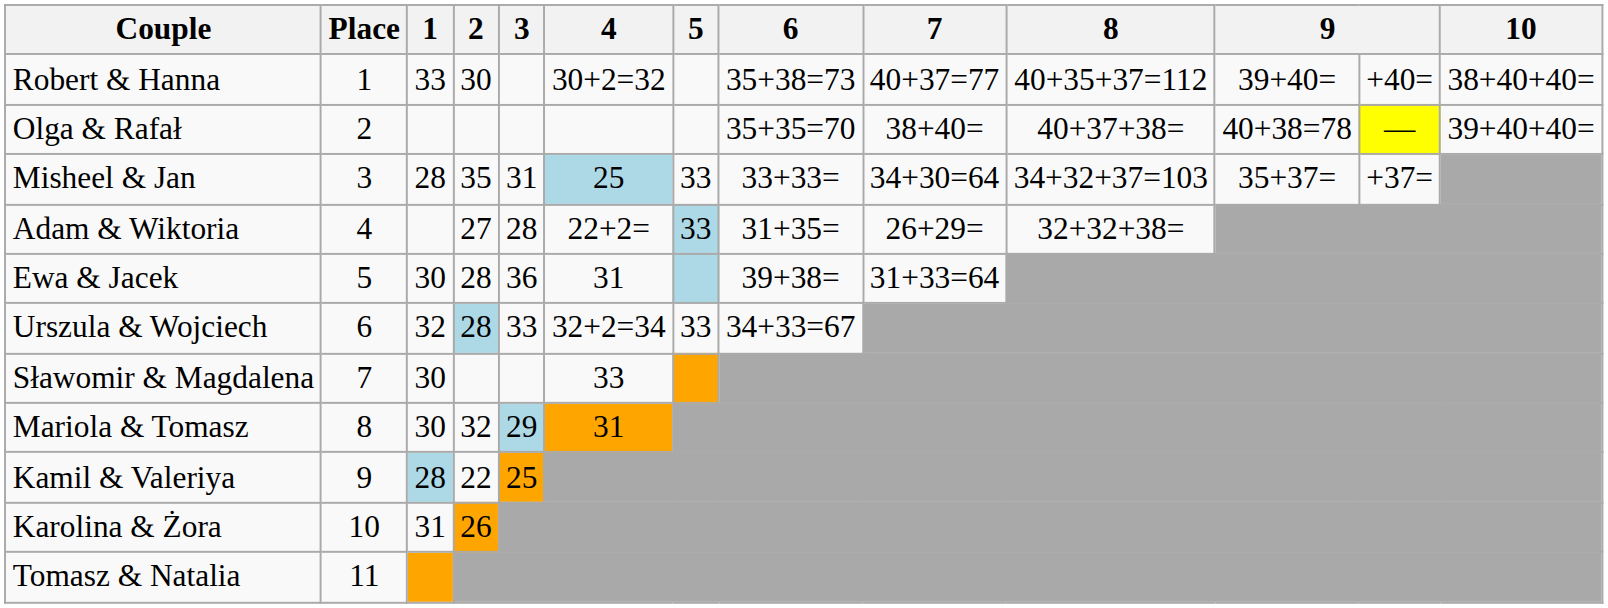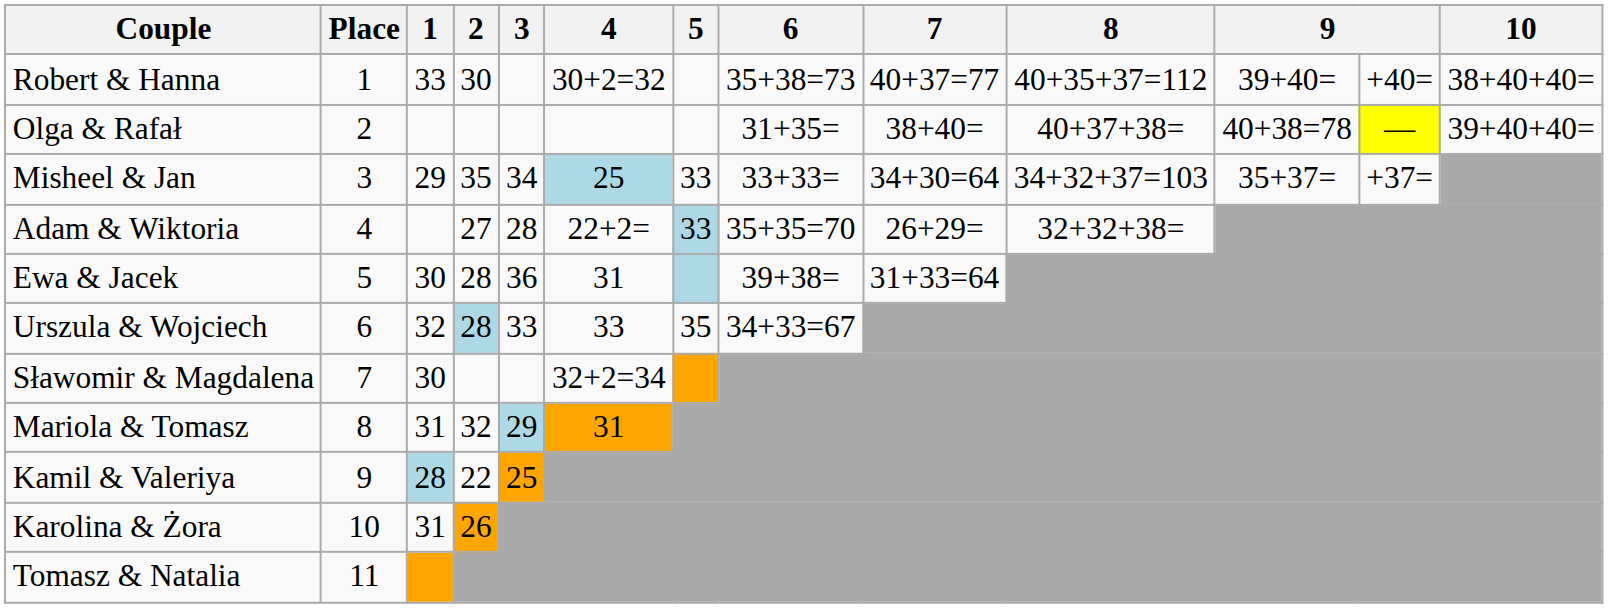(791, 128) 35+35=70 -> (791, 128) 31+35=
(430, 178) 28 -> (430, 178) 29
(522, 178) 31 -> (522, 178) 34
(791, 228) 31+35= -> (791, 228) 35+35=70
(609, 327) 32+2=34 -> (609, 327) 33
(696, 327) 33 -> (696, 327) 35
(609, 377) 33 -> (609, 377) 32+2=34
(430, 427) 30 -> (430, 427) 31
